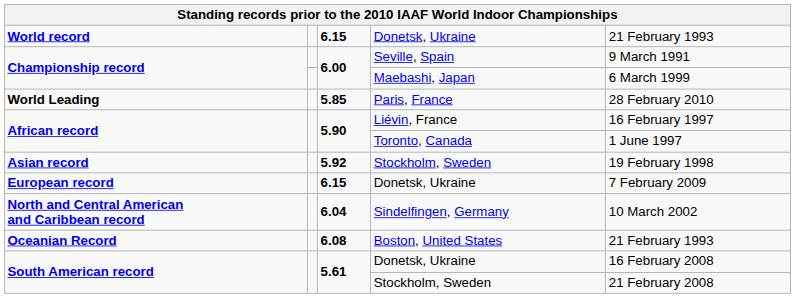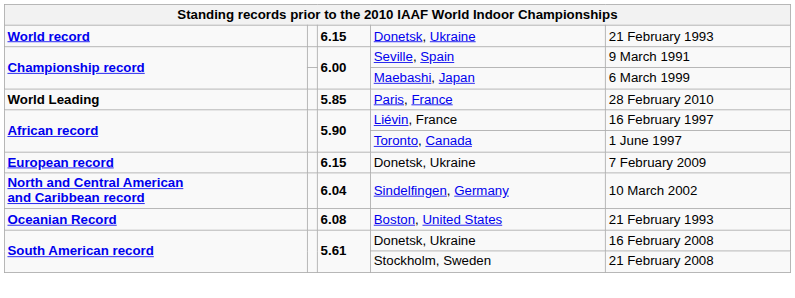- row: (48, 162)
